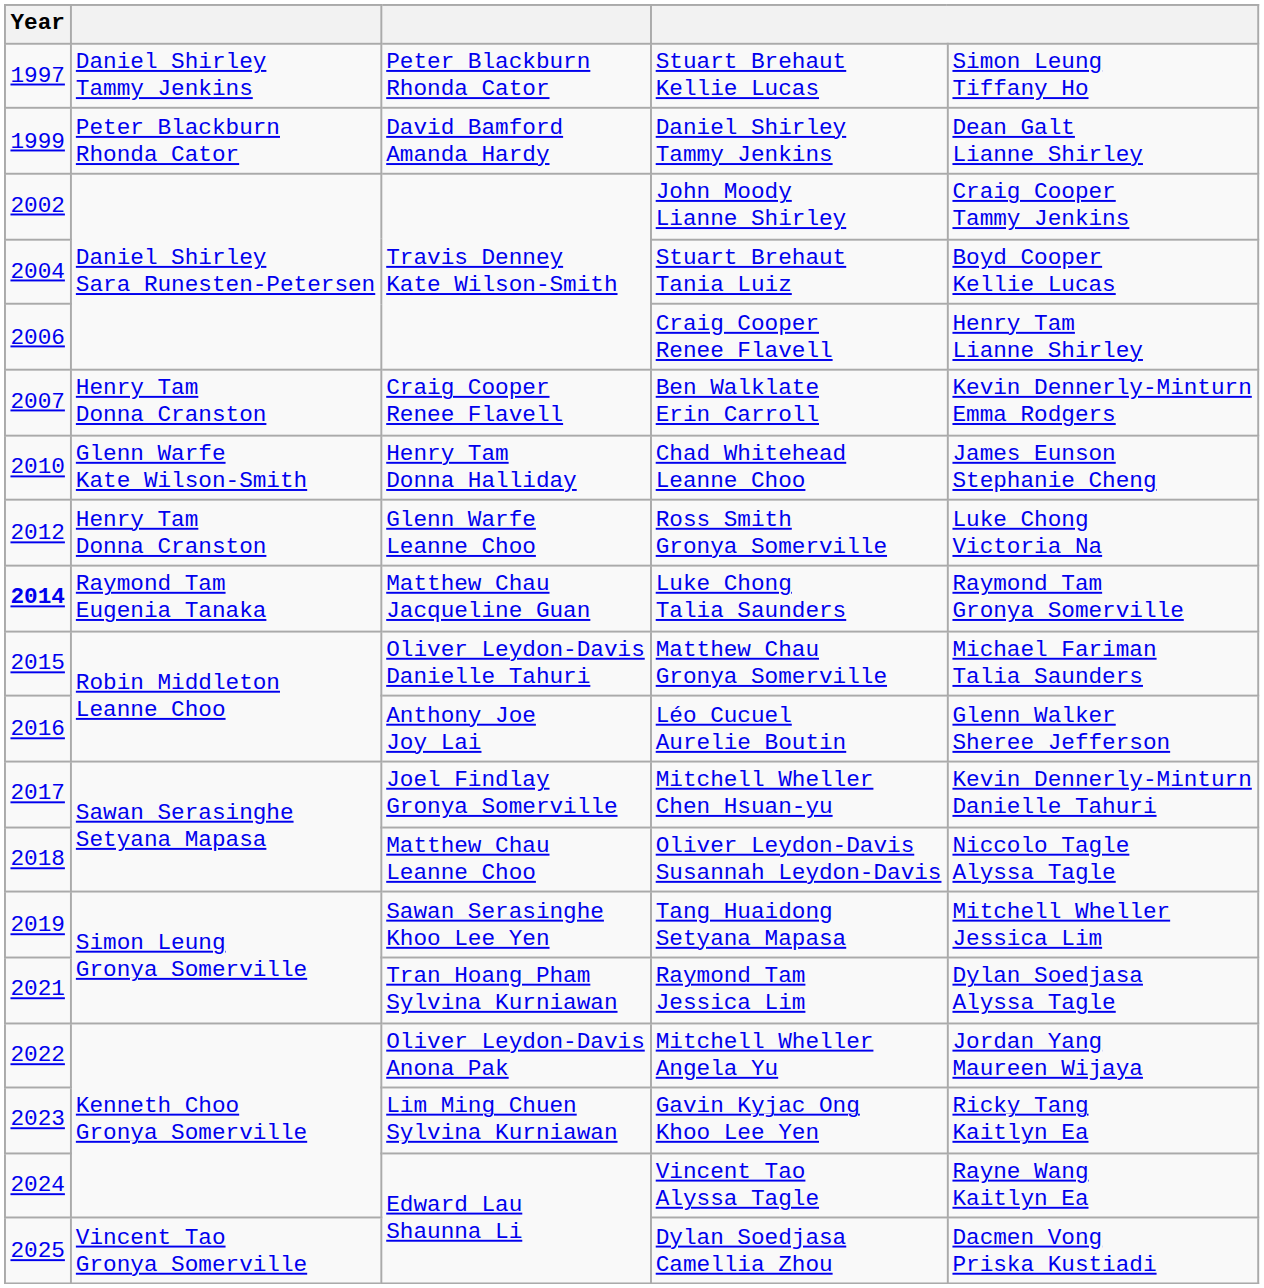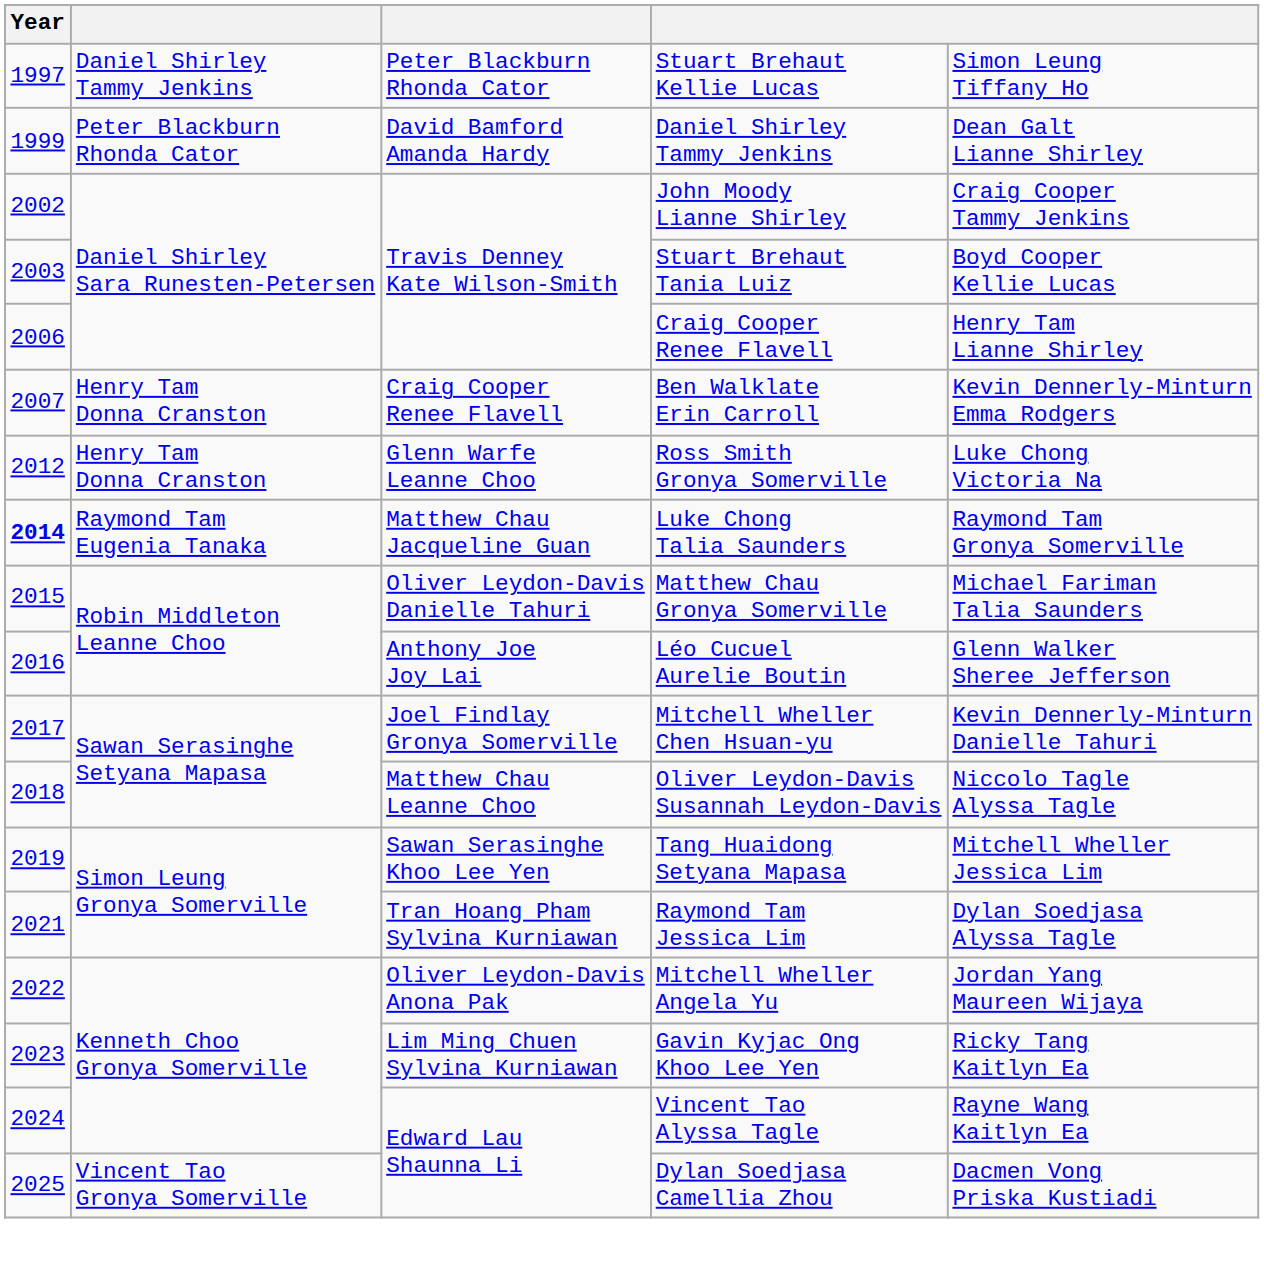(38, 271) 2004 -> (38, 271) 2003
- row: (751, 467)
